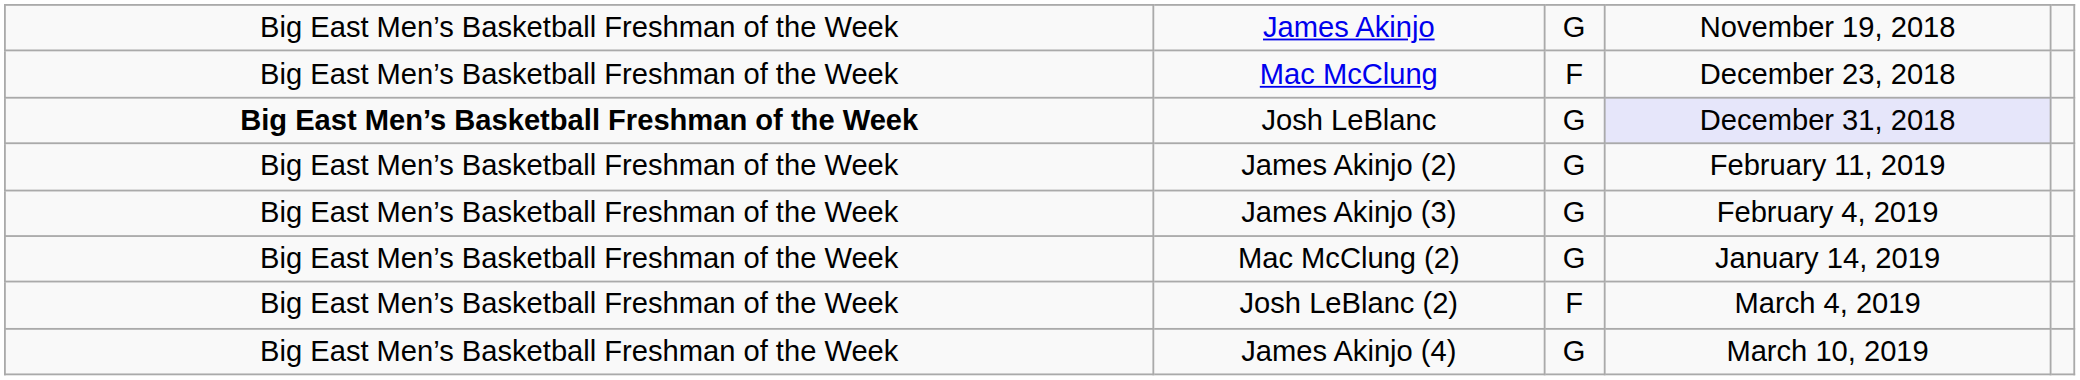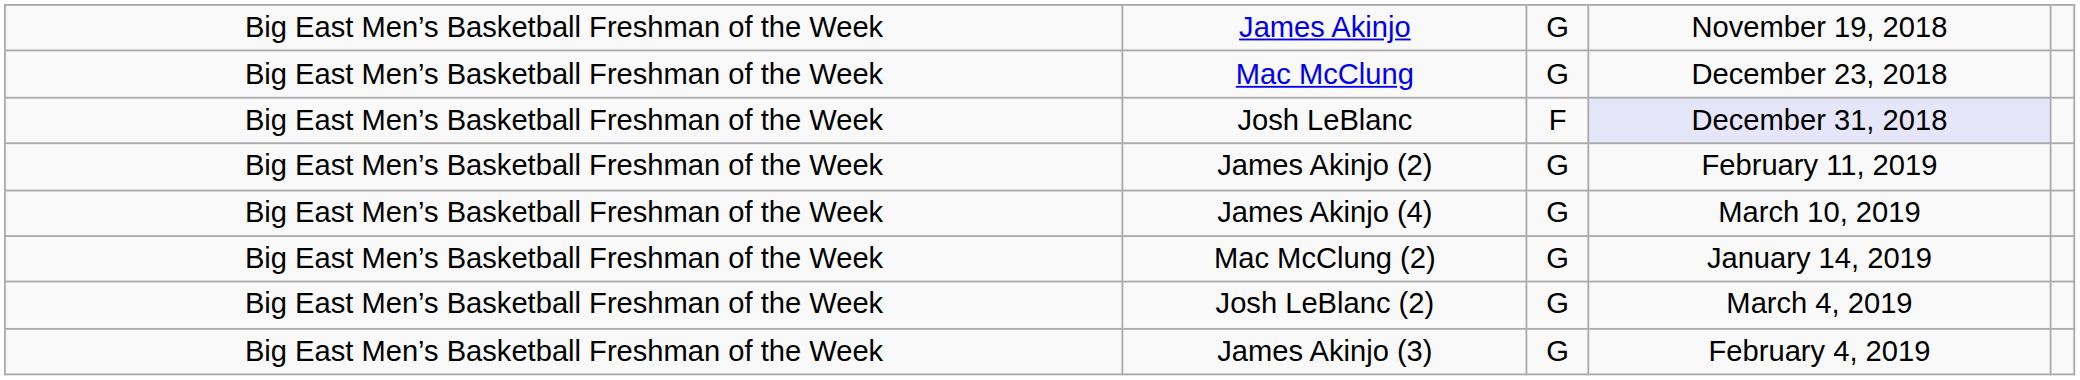(1574, 73) F -> (1558, 73) G
(579, 119) bold -> (564, 119) normal
(1574, 119) G -> (1558, 119) F
rows swapped: (1349, 212) <-> (1349, 350)
(1574, 304) F -> (1558, 304) G
